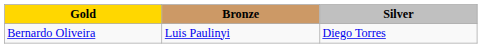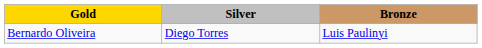columns swapped: (398, 14) <-> (241, 14)
